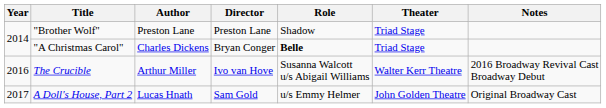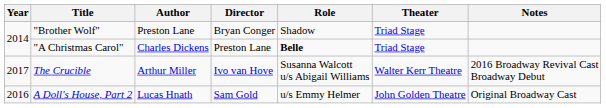(242, 30) Preston Lane -> (244, 30) Bryan Conger
(244, 47) Bryan Conger -> (242, 47) Preston Lane
(18, 71) 2016 -> (18, 71) 2017
(18, 94) 2017 -> (18, 94) 2016
